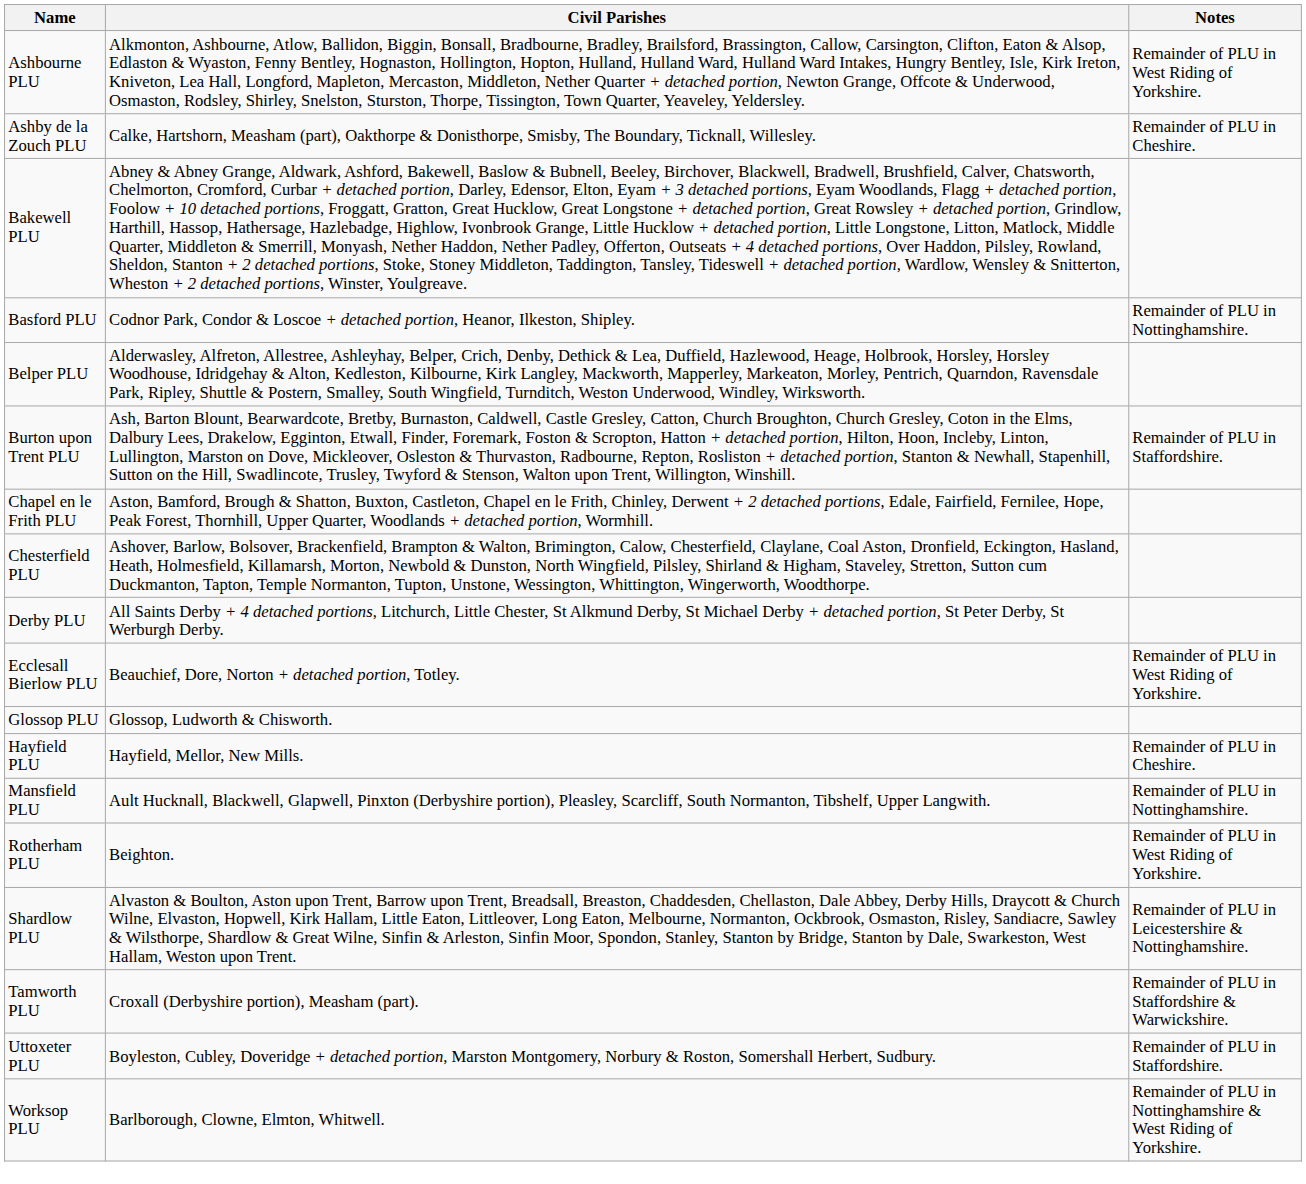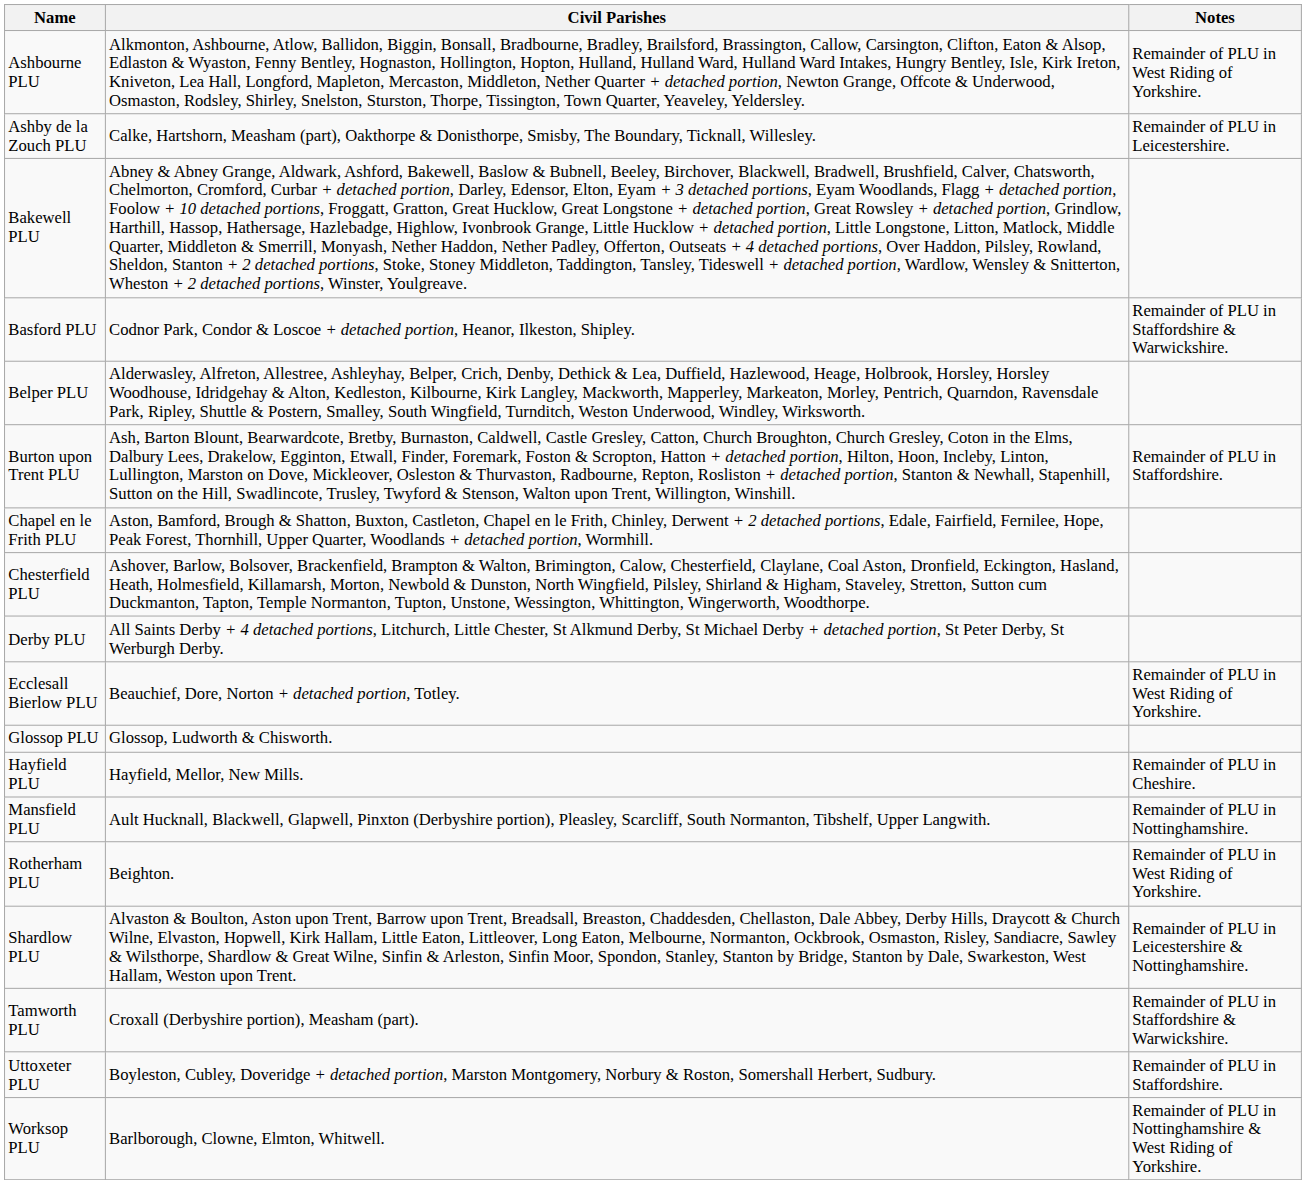(1204, 135) Remainder of PLU in Cheshire. -> (1204, 135) Remainder of PLU in Leicestershire.
(1204, 319) Remainder of PLU in Nottinghamshire. -> (1204, 329) Remainder of PLU in Staffordshire & Warwickshire.
